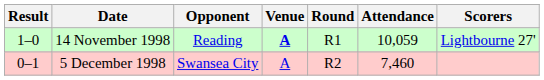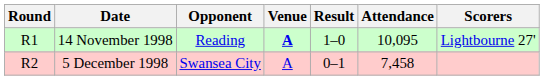columns swapped: (333, 16) <-> (28, 16)
(398, 39) 10,059 -> (398, 39) 10,095
(398, 63) 7,460 -> (398, 63) 7,458
